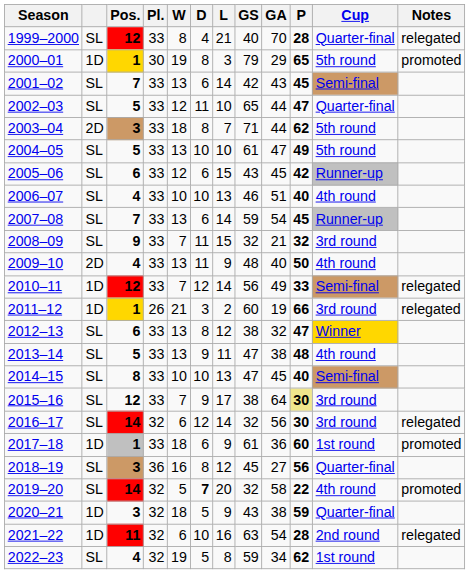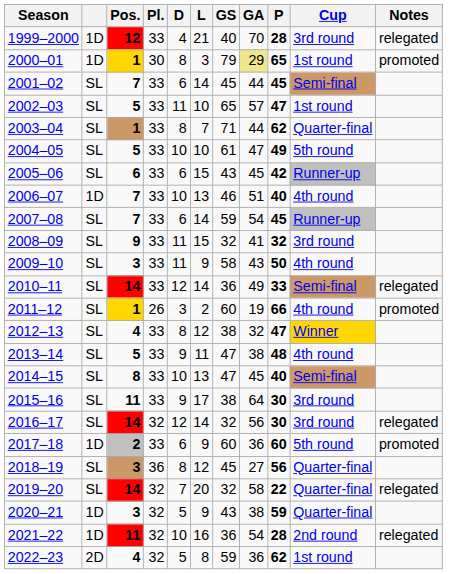- column: (179, 15)
(94, 38) SL -> (95, 38) 1D
(355, 38) Quarter-final -> (324, 38) 3rd round
(279, 60) no background -> (256, 60) khaki background
(346, 60) 5th round -> (323, 60) 1st round
(251, 83) 42 -> (228, 83) 45
(279, 83) 43 -> (256, 83) 44
(279, 106) 44 -> (256, 106) 57
(355, 106) Quarter-final -> (323, 106) 1st round
(95, 128) 2D -> (94, 128) SL
(136, 128) 3 -> (136, 128) 1
(346, 128) 5th round -> (333, 128) Quarter-final
(94, 196) SL -> (95, 196) 1D
(136, 196) 4 -> (136, 196) 7
(279, 241) 21 -> (256, 241) 41
(95, 264) 2D -> (94, 264) SL
(136, 264) 4 -> (136, 264) 3
(251, 264) 48 -> (228, 264) 58
(279, 264) 40 -> (256, 264) 43
(95, 286) 1D -> (94, 286) SL
(133, 286) 12 -> (133, 286) 14
(251, 286) 56 -> (228, 286) 36
(95, 309) 1D -> (94, 309) SL
(346, 309) 3rd round -> (323, 309) 4th round
(431, 309) relegated -> (409, 309) promoted
(136, 331) 6 -> (136, 331) 4
(133, 399) 12 -> (133, 399) 11
(301, 399) khaki background -> (279, 399) no background
(136, 444) 1 -> (136, 444) 2
(251, 444) 61 -> (228, 444) 60
(345, 444) 1st round -> (323, 444) 5th round
(205, 490) bold -> (183, 490) normal
(346, 490) 4th round -> (333, 490) Quarter-final
(431, 490) promoted -> (409, 490) relegated
(251, 535) 63 -> (228, 535) 36
(94, 557) SL -> (95, 557) 2D
(279, 557) 34 -> (256, 557) 36
